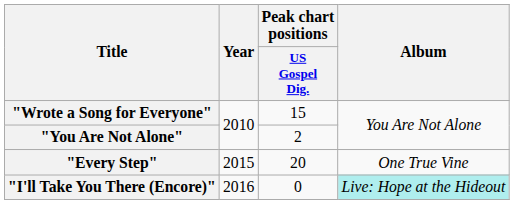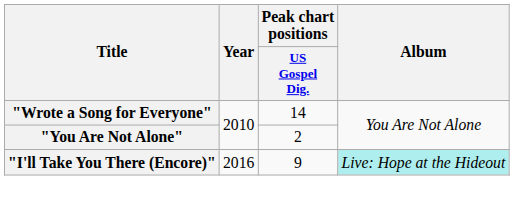(298, 112) 15 -> (298, 112) 14
- row: (112, 162)
(298, 187) 0 -> (298, 162) 9
